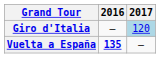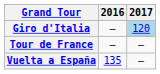+ row: (51, 45)
(113, 45) bold -> (113, 61) normal
